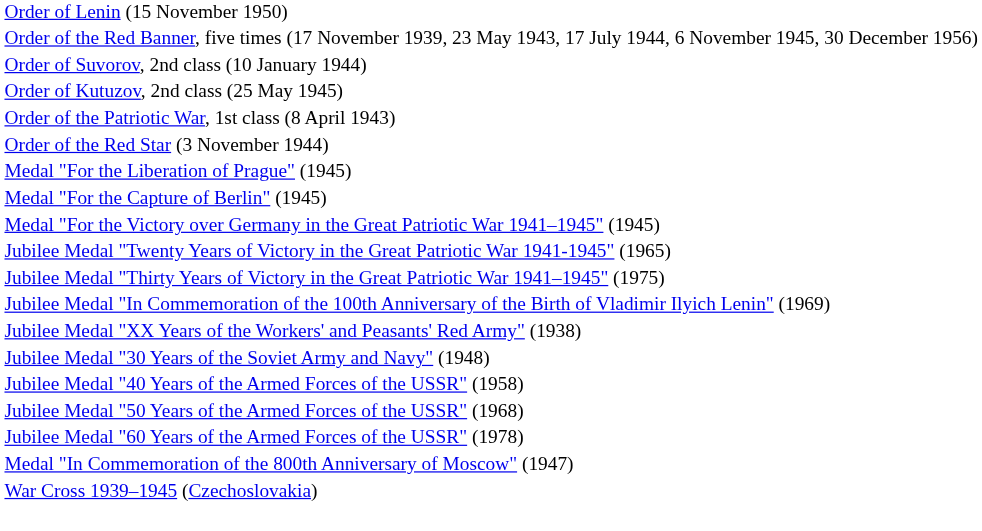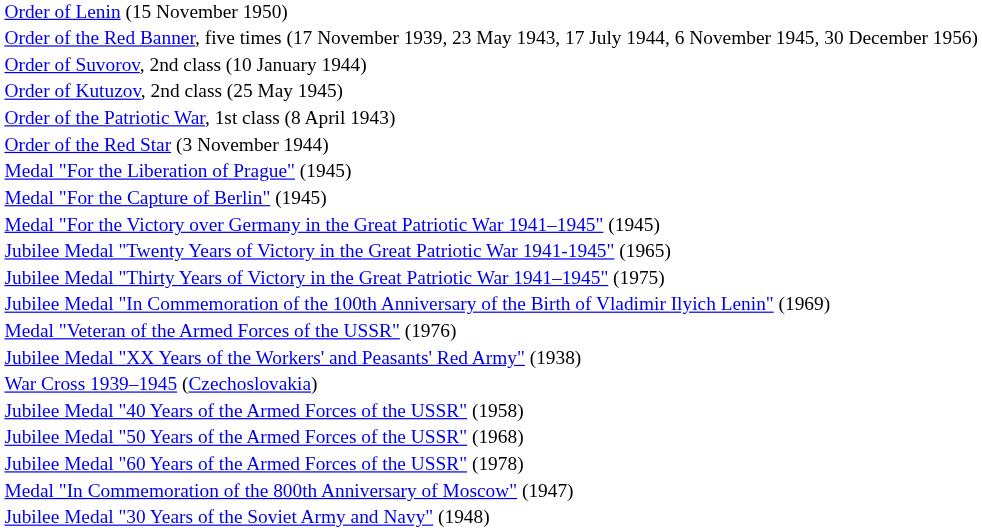+ row: (230, 330)
rows swapped: (247, 357) <-> (161, 490)
